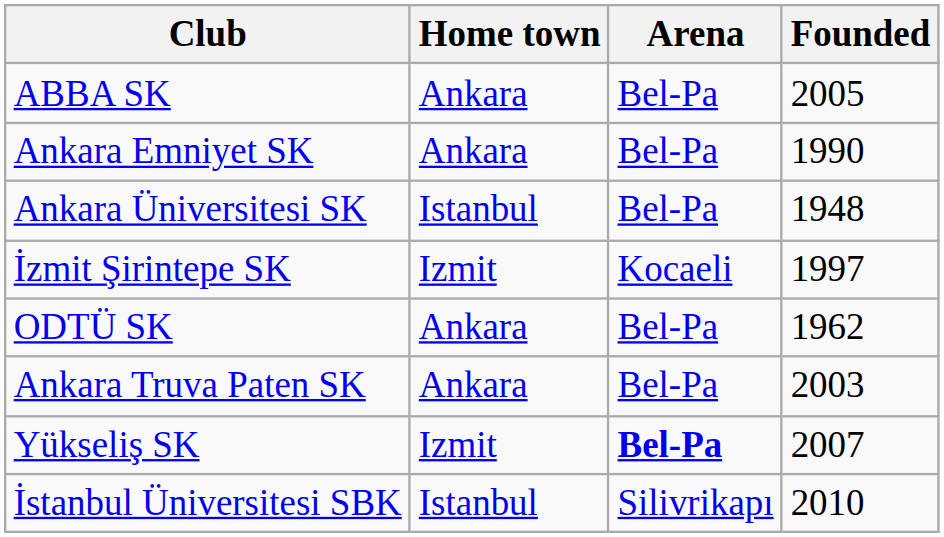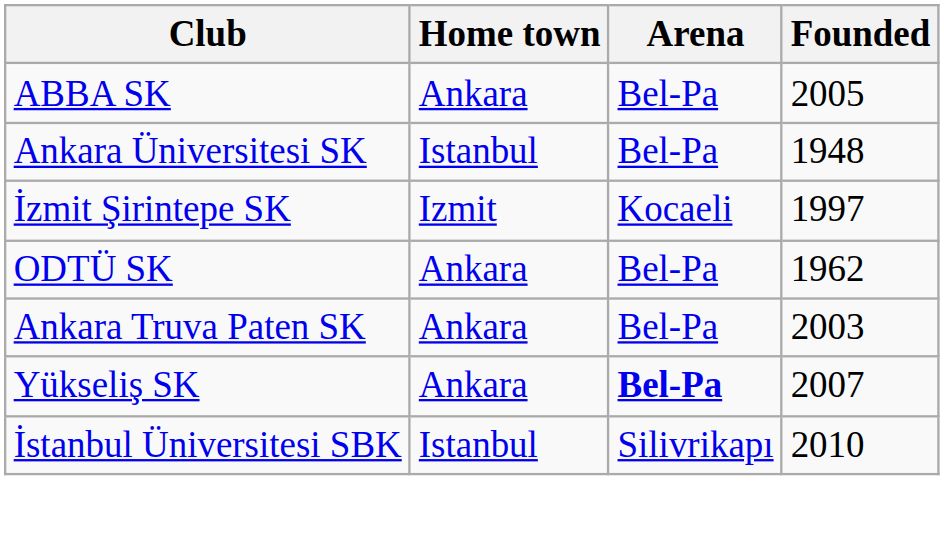- row: (164, 151)
(458, 444) Izmit -> (473, 385) Ankara
